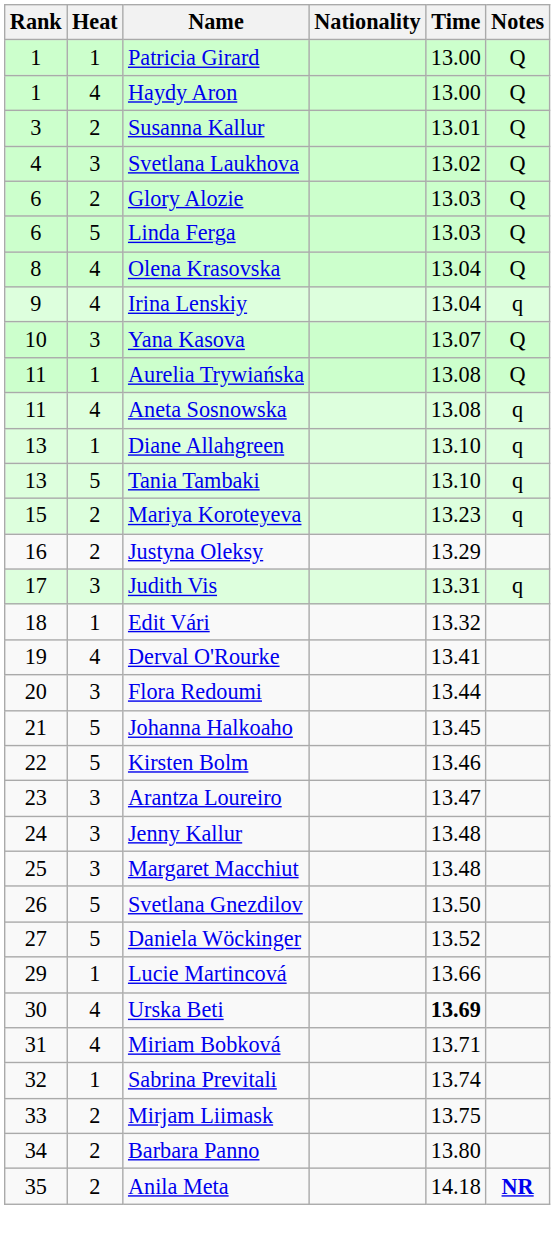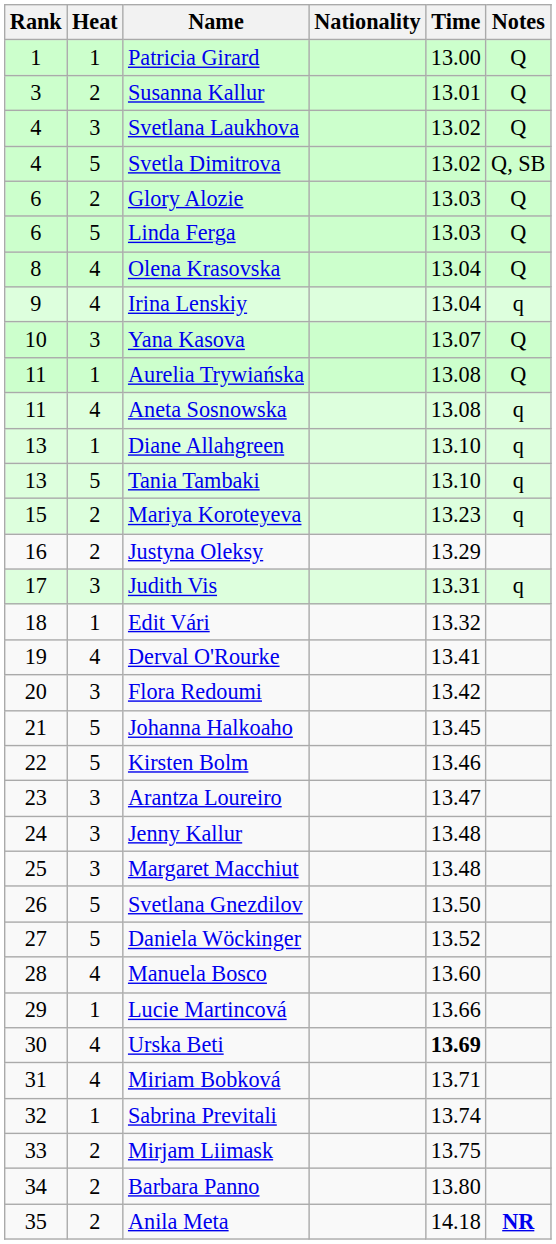- row: (183, 92)
+ row: (204, 163)
(456, 692) 13.44 -> (456, 692) 13.42
+ row: (197, 974)
